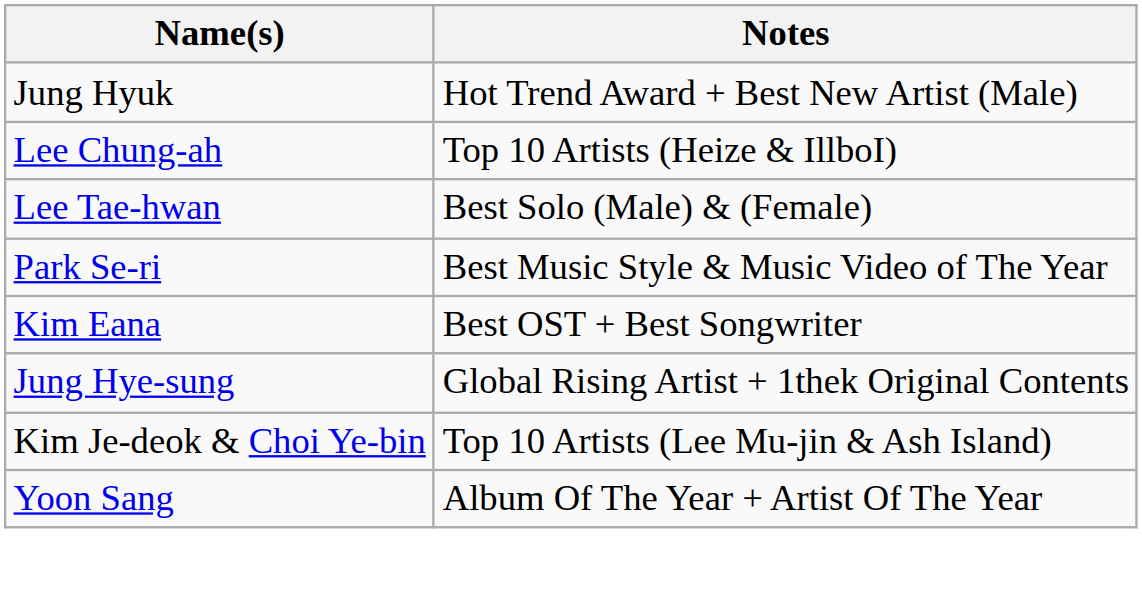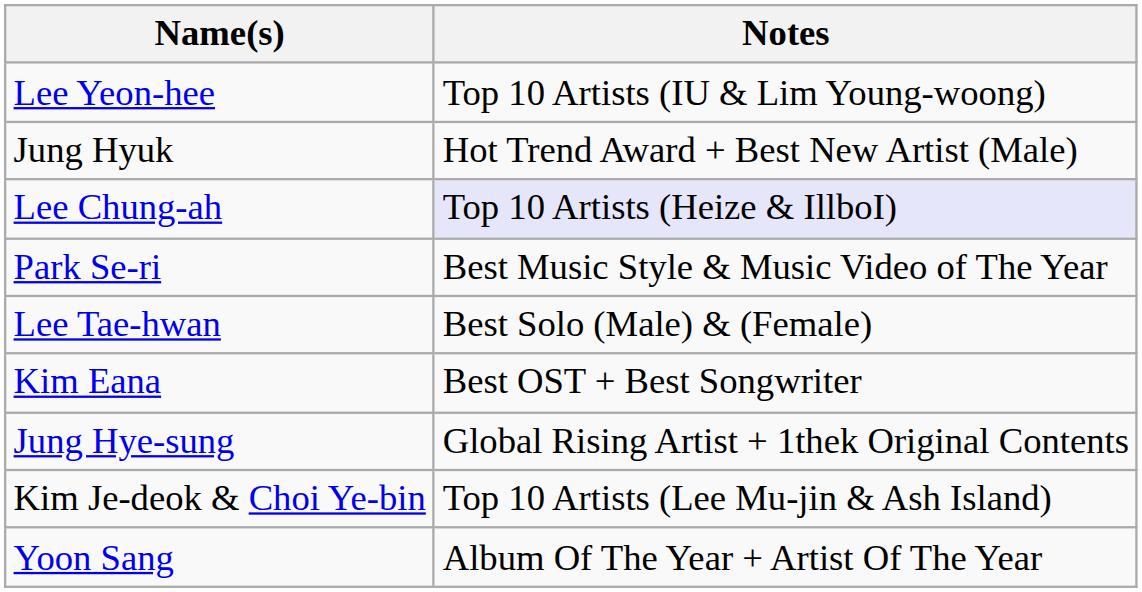+ row: (114, 91)
(670, 149) no background -> (670, 207) lavender background
rows swapped: (117, 207) <-> (87, 265)
